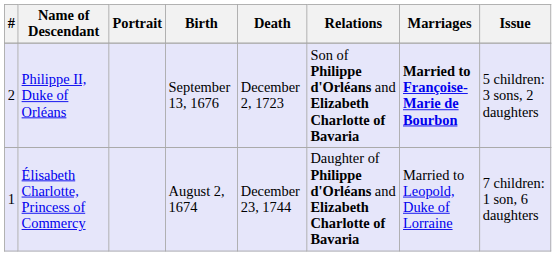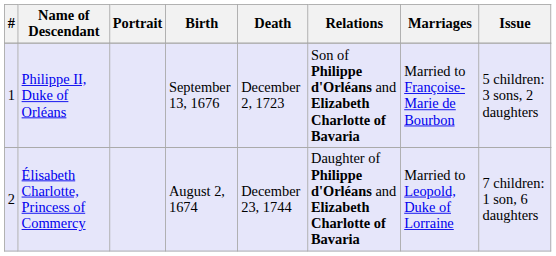(11, 95) 2 -> (11, 95) 1
(437, 95) bold -> (435, 95) normal
(11, 199) 1 -> (11, 199) 2
